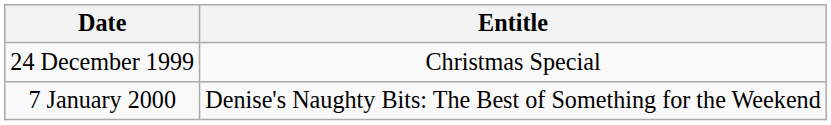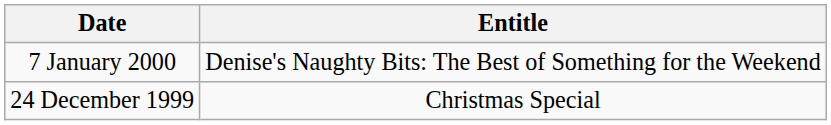rows swapped: (102, 61) <-> (102, 100)
